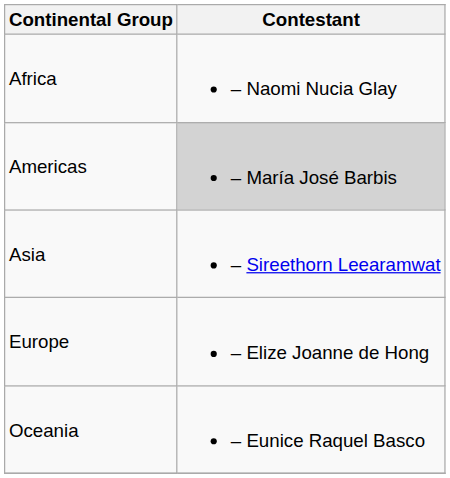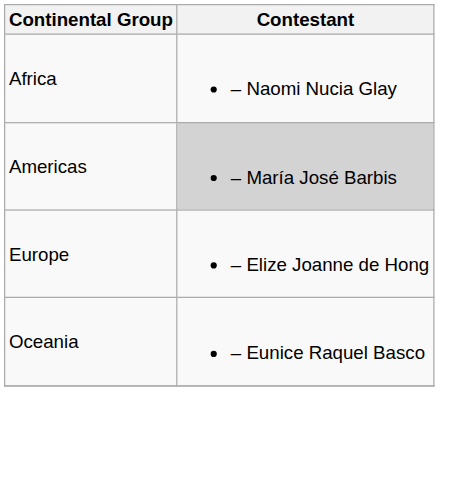- row: (27, 254)
